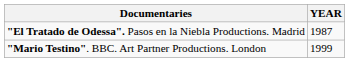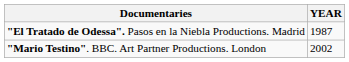(321, 48) 1999 -> (321, 48) 2002
